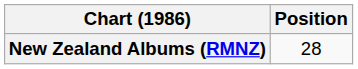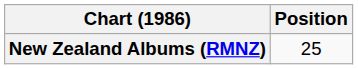(311, 48) 28 -> (311, 48) 25
